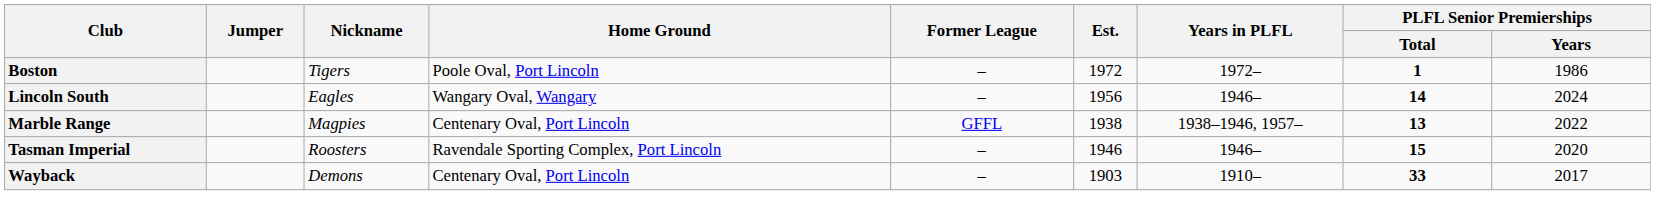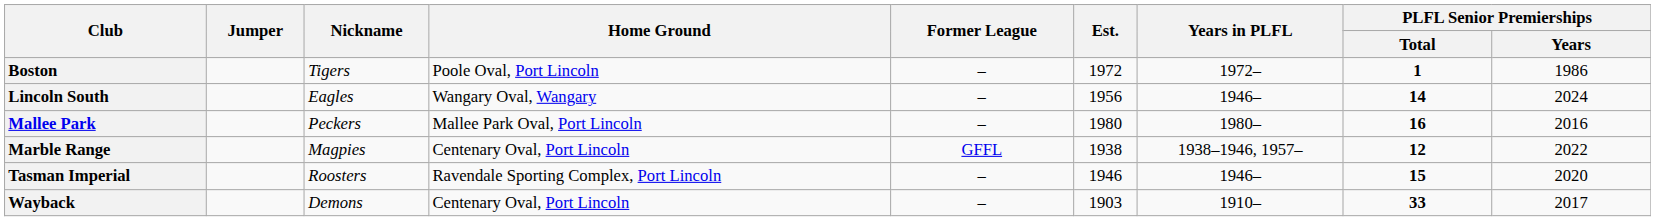+ row: (52, 123)
(1417, 123) 13 -> (1417, 149) 12
